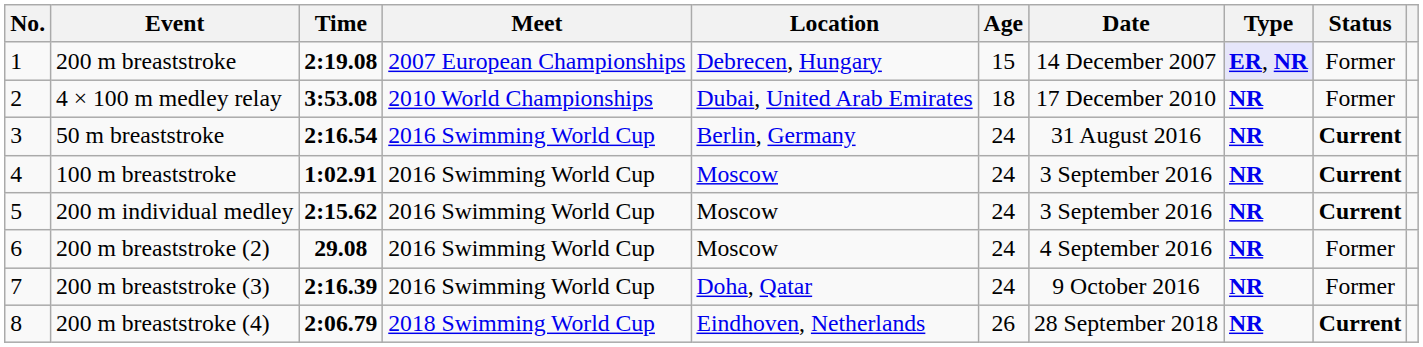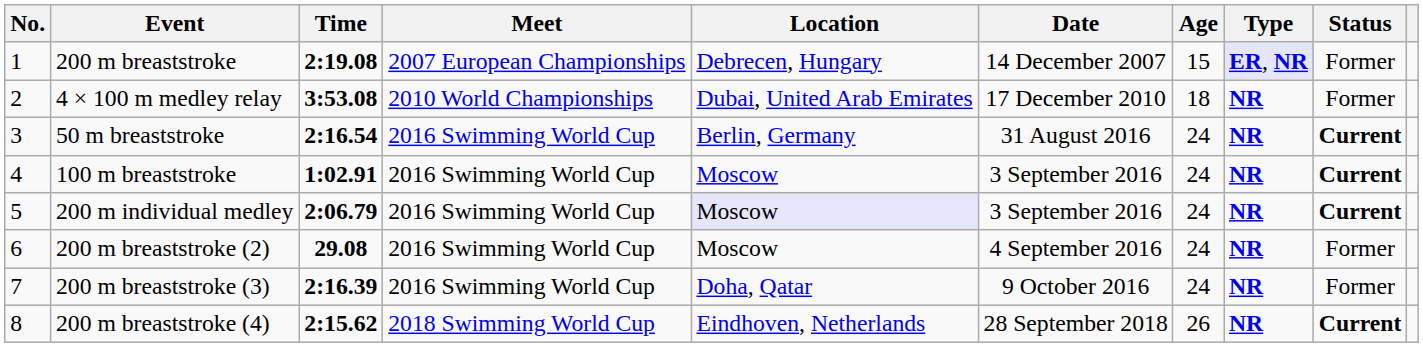columns swapped: (1126, 23) <-> (1003, 23)
(341, 211) 2:15.62 -> (341, 211) 2:06.79
(737, 211) no background -> (737, 211) lavender background
(341, 323) 2:06.79 -> (341, 323) 2:15.62
